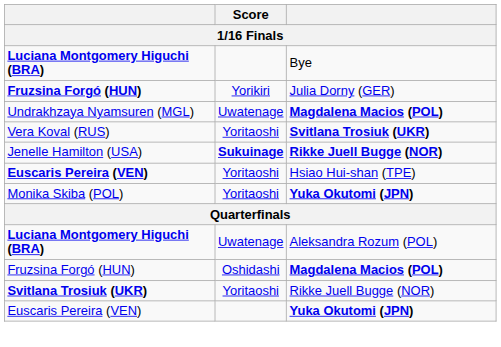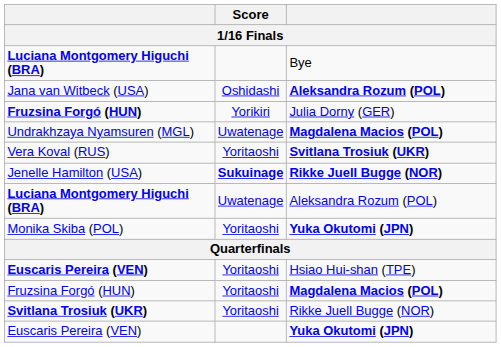+ row: (78, 91)
rows swapped: (78, 173) <-> (98, 242)
(251, 270) Oshidashi -> (251, 290) Yoritaoshi
